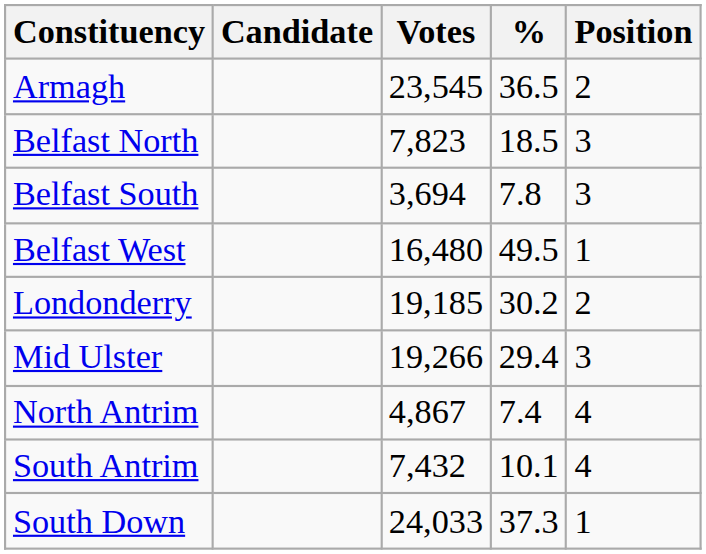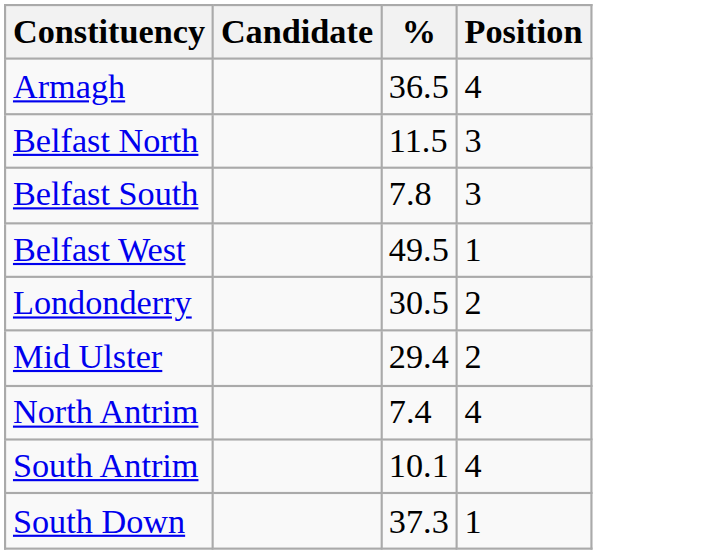- column: (436, 31)
(583, 85) 2 -> (473, 85) 4
(529, 140) 18.5 -> (418, 140) 11.5
(529, 303) 30.2 -> (419, 303) 30.5
(583, 357) 3 -> (473, 357) 2
